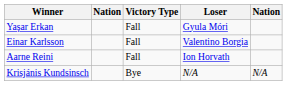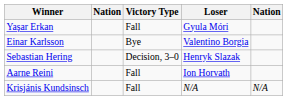(133, 42) Fall -> (133, 42) Bye
+ row: (39, 57)
(133, 73) Bye -> (133, 88) Fall
